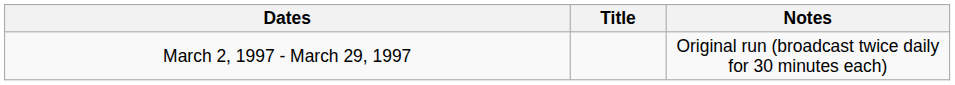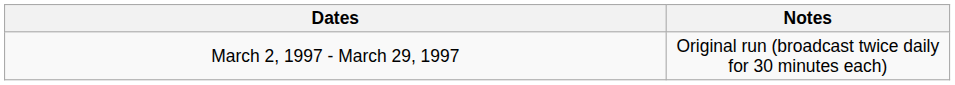- column: (618, 18)
